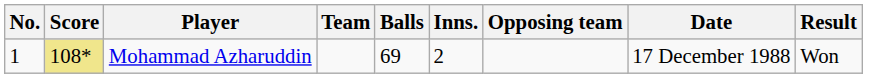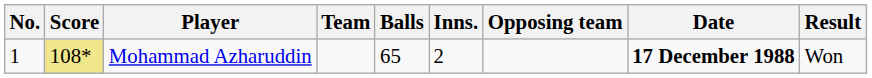(390, 56) 69 -> (390, 56) 65
(711, 56) normal -> (713, 56) bold
